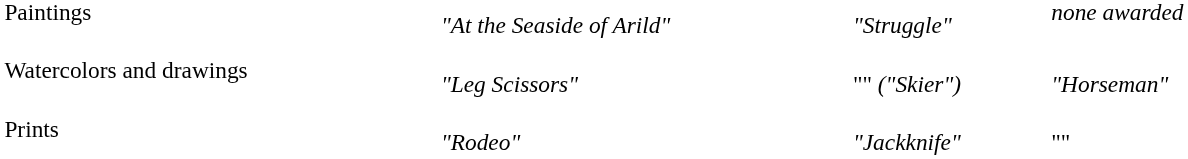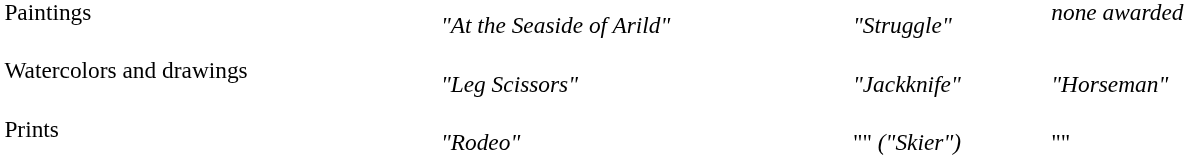(907, 83) "" ("Skier") -> (907, 83) "Jackknife"
(907, 142) "Jackknife" -> (907, 142) "" ("Skier")
